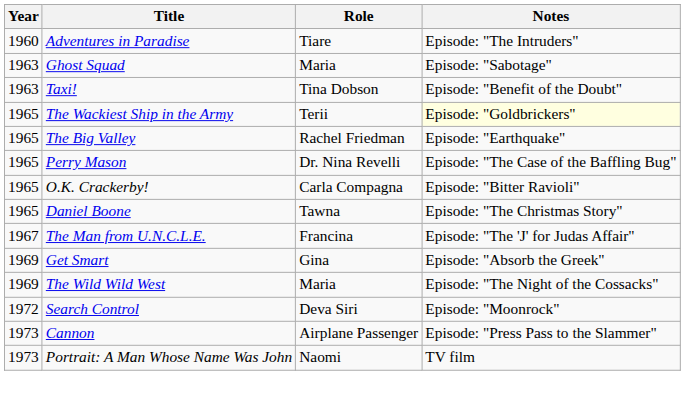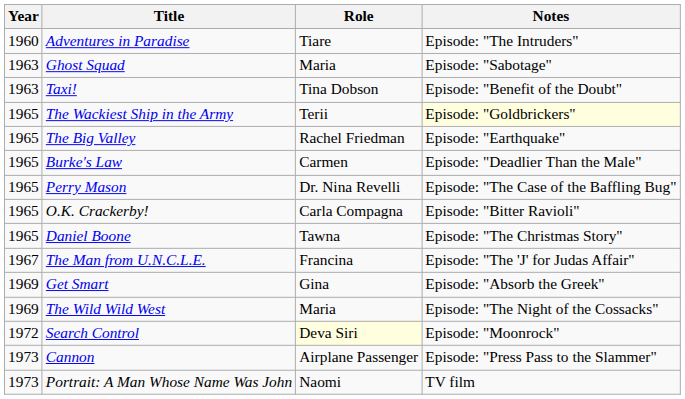+ row: (84, 162)
(328, 308) no background -> (328, 333) lightyellow background
